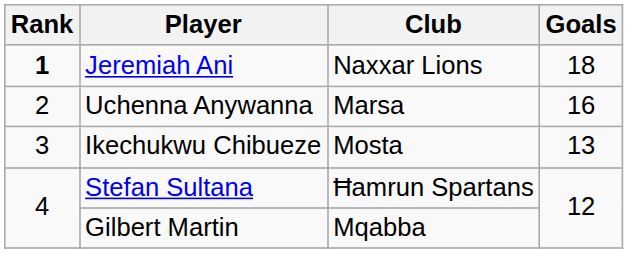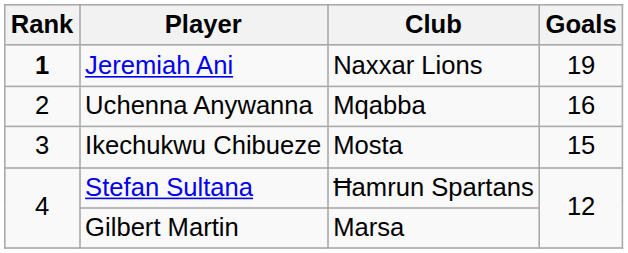(581, 65) 18 -> (581, 65) 19
(369, 106) Marsa -> (379, 106) Mqabba
(581, 146) 13 -> (581, 146) 15
(379, 227) Mqabba -> (369, 227) Marsa
